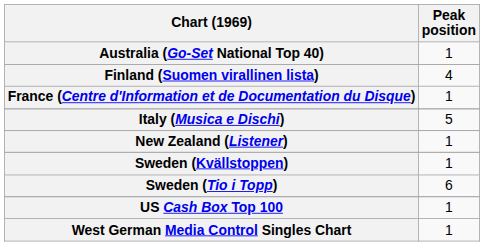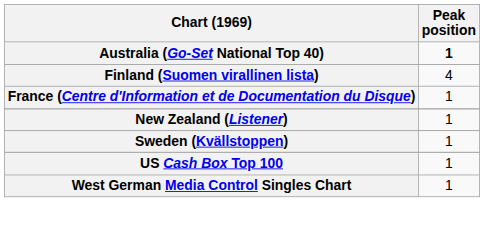(449, 53) normal -> (449, 53) bold
- row: (212, 119)
- row: (212, 185)
